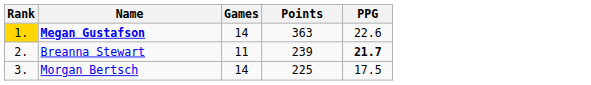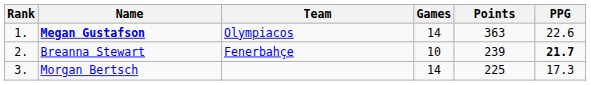+ column: (318, 14)
(21, 33) gold background -> (21, 33) no background
(241, 52) 11 -> (434, 52) 10
(368, 70) 17.5 -> (560, 70) 17.3
